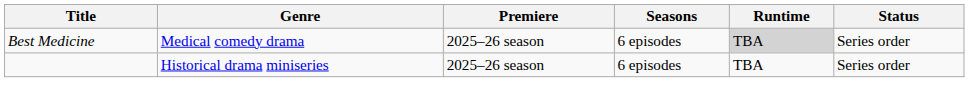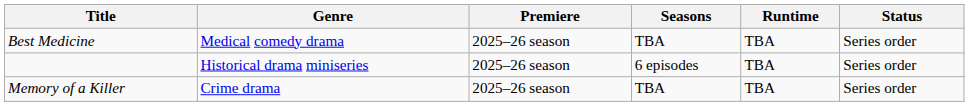(649, 40) 6 episodes -> (650, 40) TBA
(748, 40) lightgrey background -> (760, 40) no background
+ row: (66, 88)
